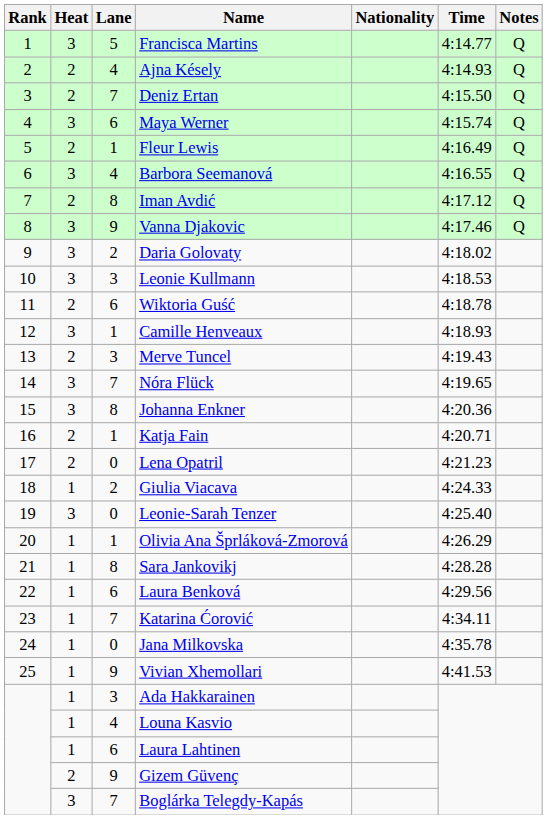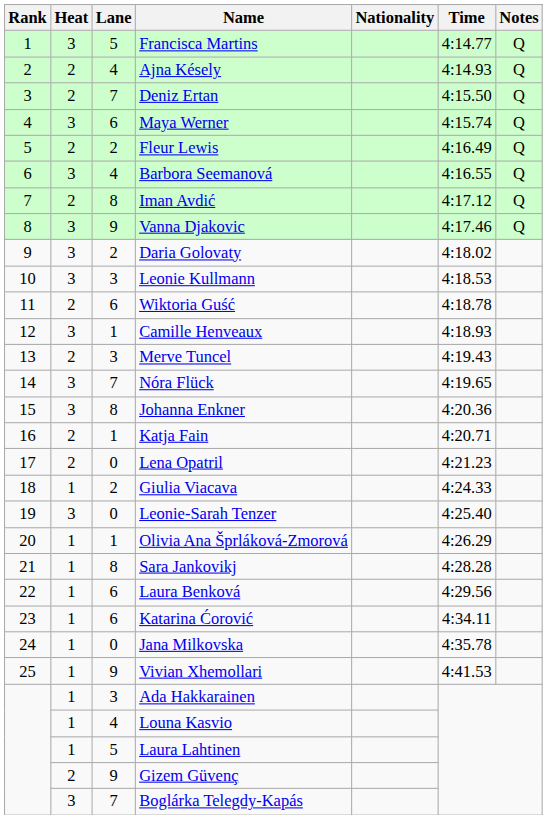(114, 148) 1 -> (114, 148) 2
(114, 618) 7 -> (114, 618) 6
(114, 749) 6 -> (114, 749) 5
